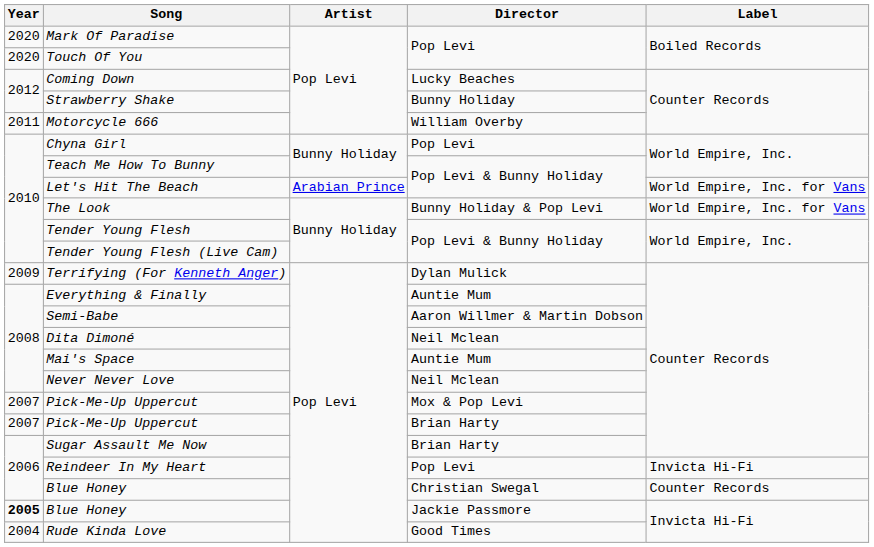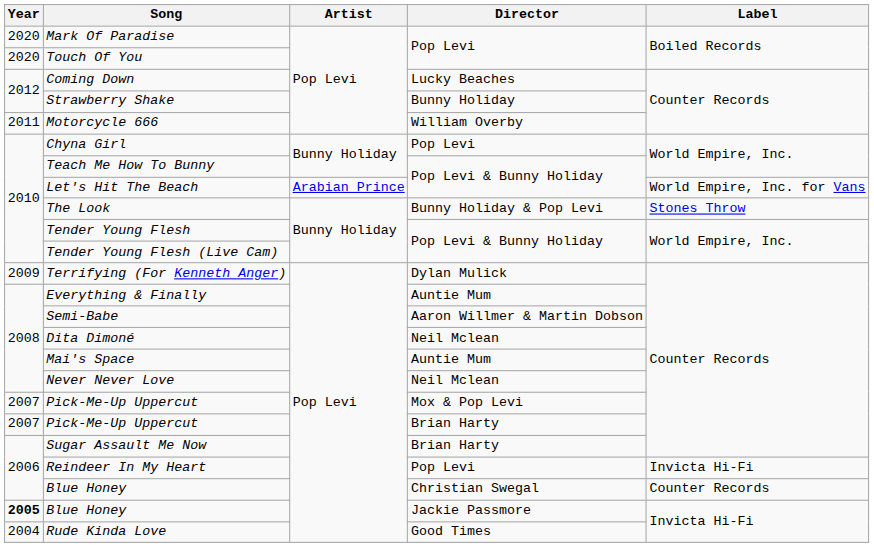(757, 209) World Empire, Inc. for Vans -> (697, 209) Stones Throw
